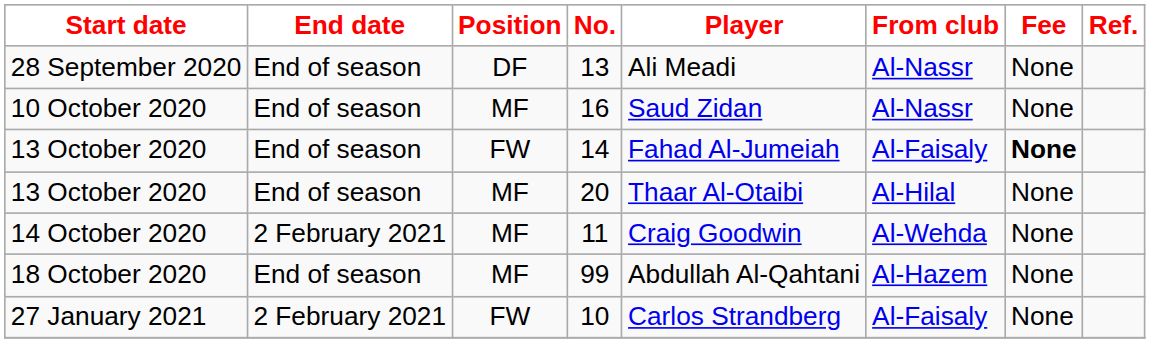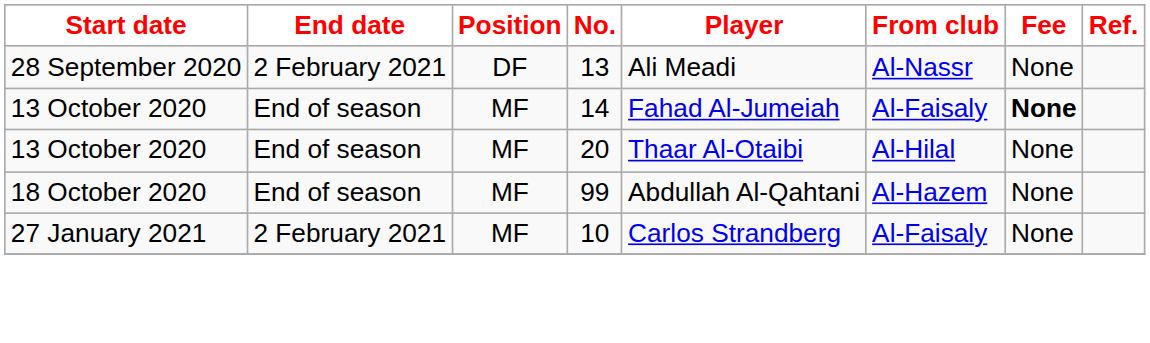(337, 66) End of season -> (350, 66) 2 February 2021
- row: (595, 108)
(510, 150) FW -> (510, 108) MF
- row: (595, 233)
(510, 316) FW -> (510, 233) MF
